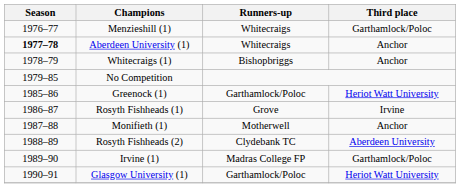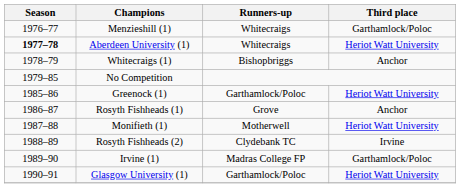(392, 45) Anchor -> (392, 45) Heriot Watt University
(392, 110) Irvine -> (392, 110) Anchor
(392, 126) Anchor -> (392, 126) Heriot Watt University
(392, 142) Aberdeen University -> (392, 142) Irvine
